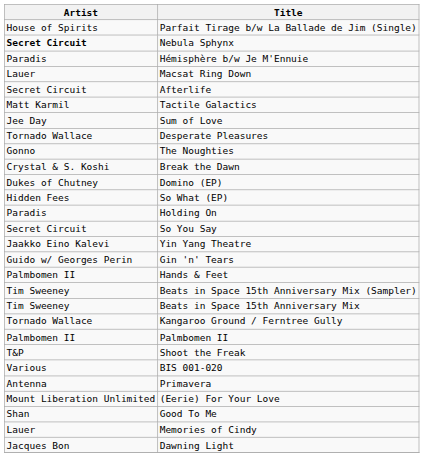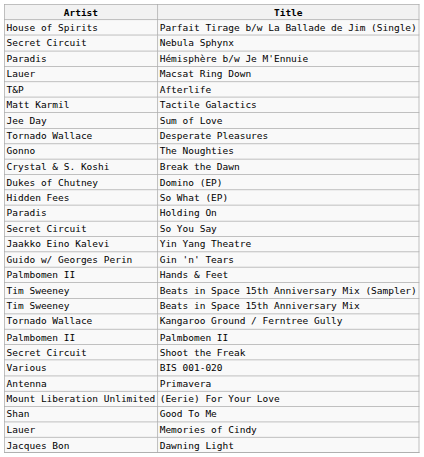(47, 43) bold -> (47, 43) normal
(47, 89) Secret Circuit -> (15, 89) T&P
(15, 352) T&P -> (47, 352) Secret Circuit
